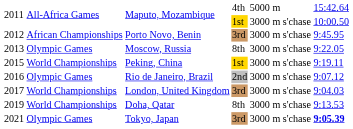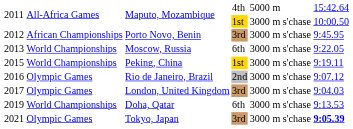(59, 49) Olympic Games -> (72, 49) World Championships
(239, 49) 8th -> (239, 49) 6th
(72, 90) World Championships -> (59, 90) Olympic Games
(239, 104) 8th -> (239, 104) 6th
